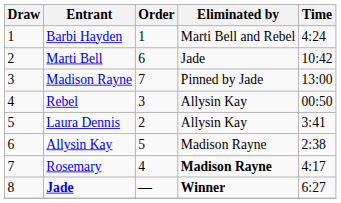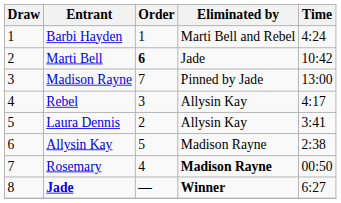(142, 58) normal -> (142, 58) bold
(317, 101) 00:50 -> (314, 101) 4:17
(314, 166) 4:17 -> (317, 166) 00:50
